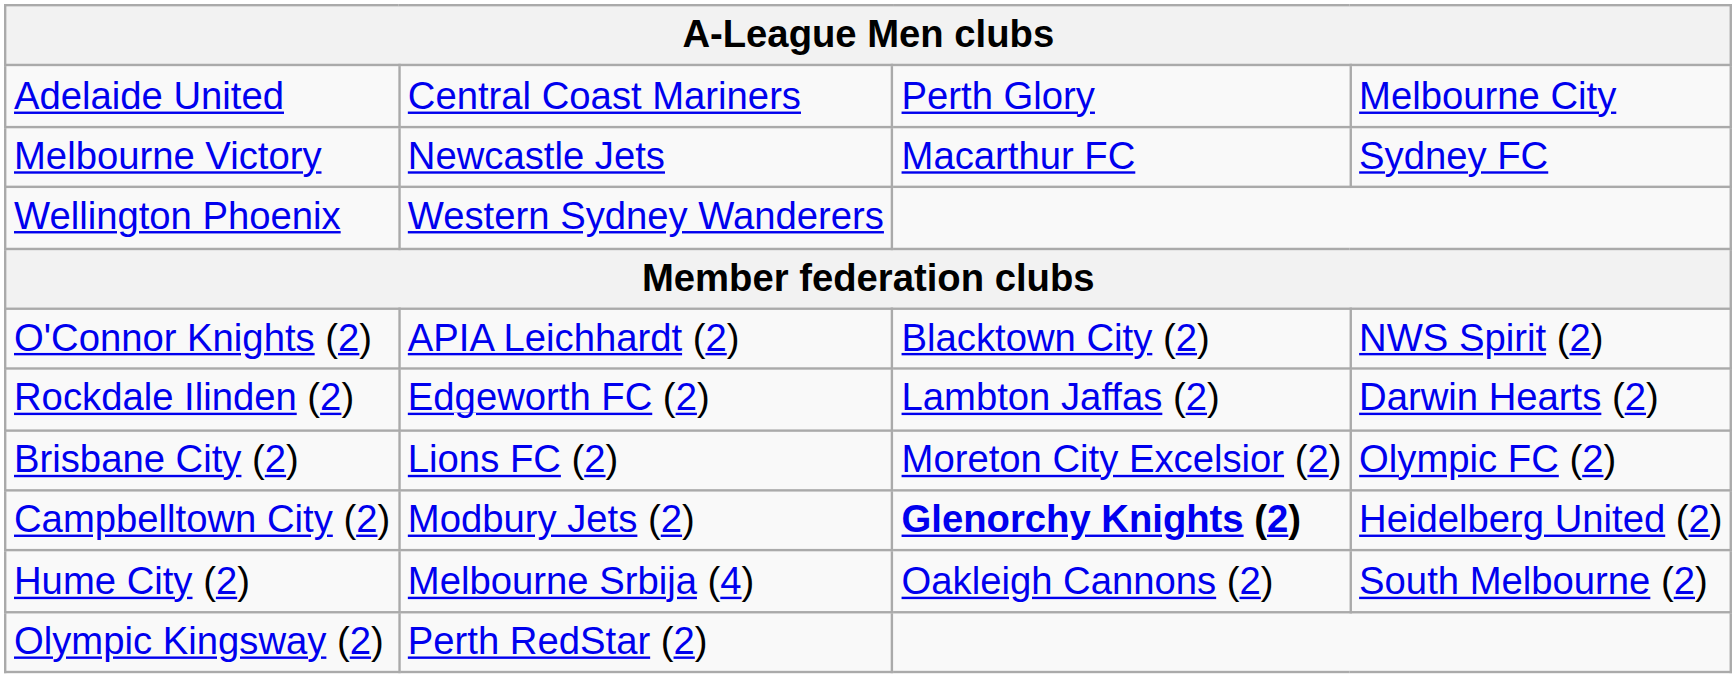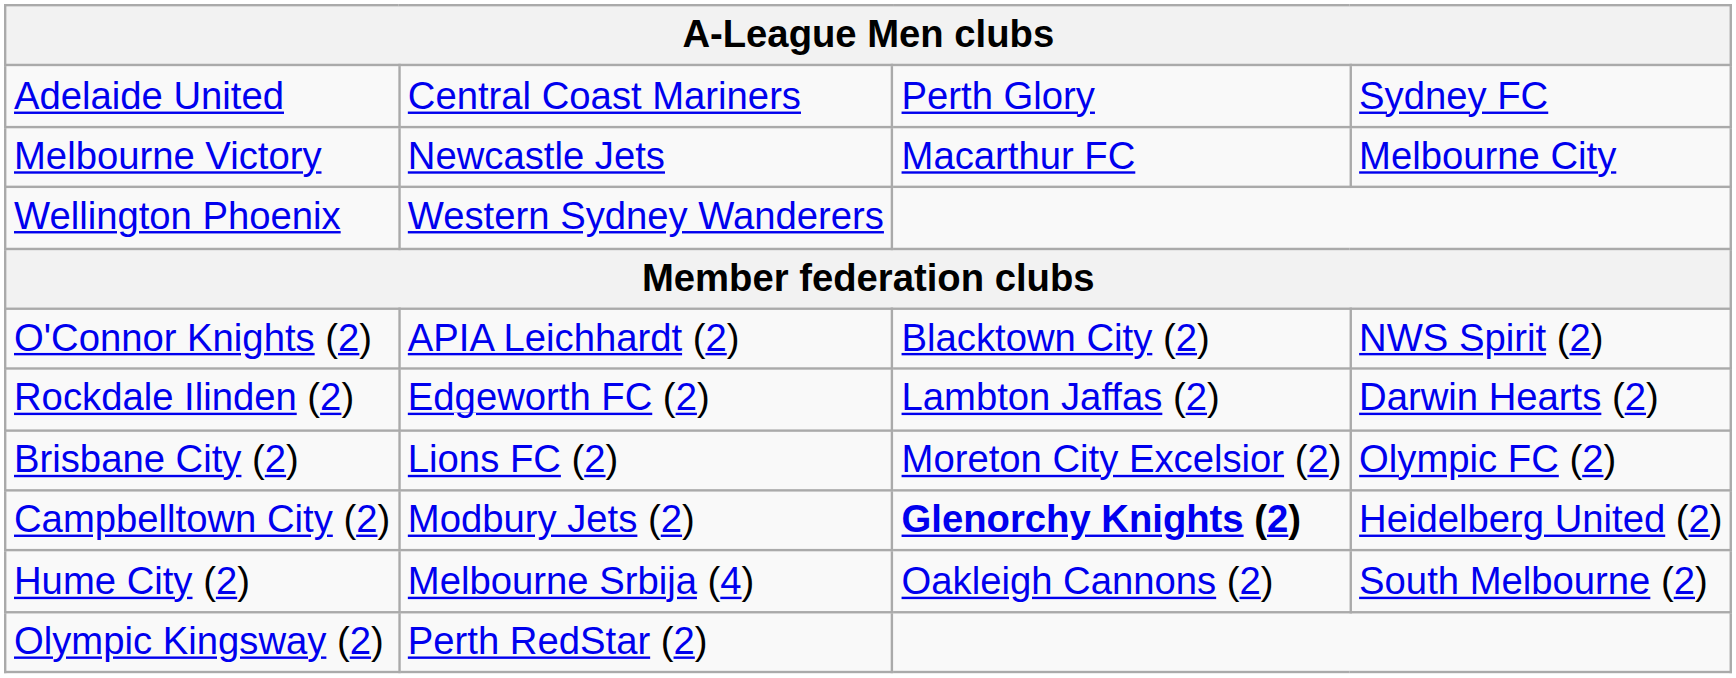(1488, 95) Melbourne City -> (1454, 95) Sydney FC
(1454, 156) Sydney FC -> (1488, 156) Melbourne City
